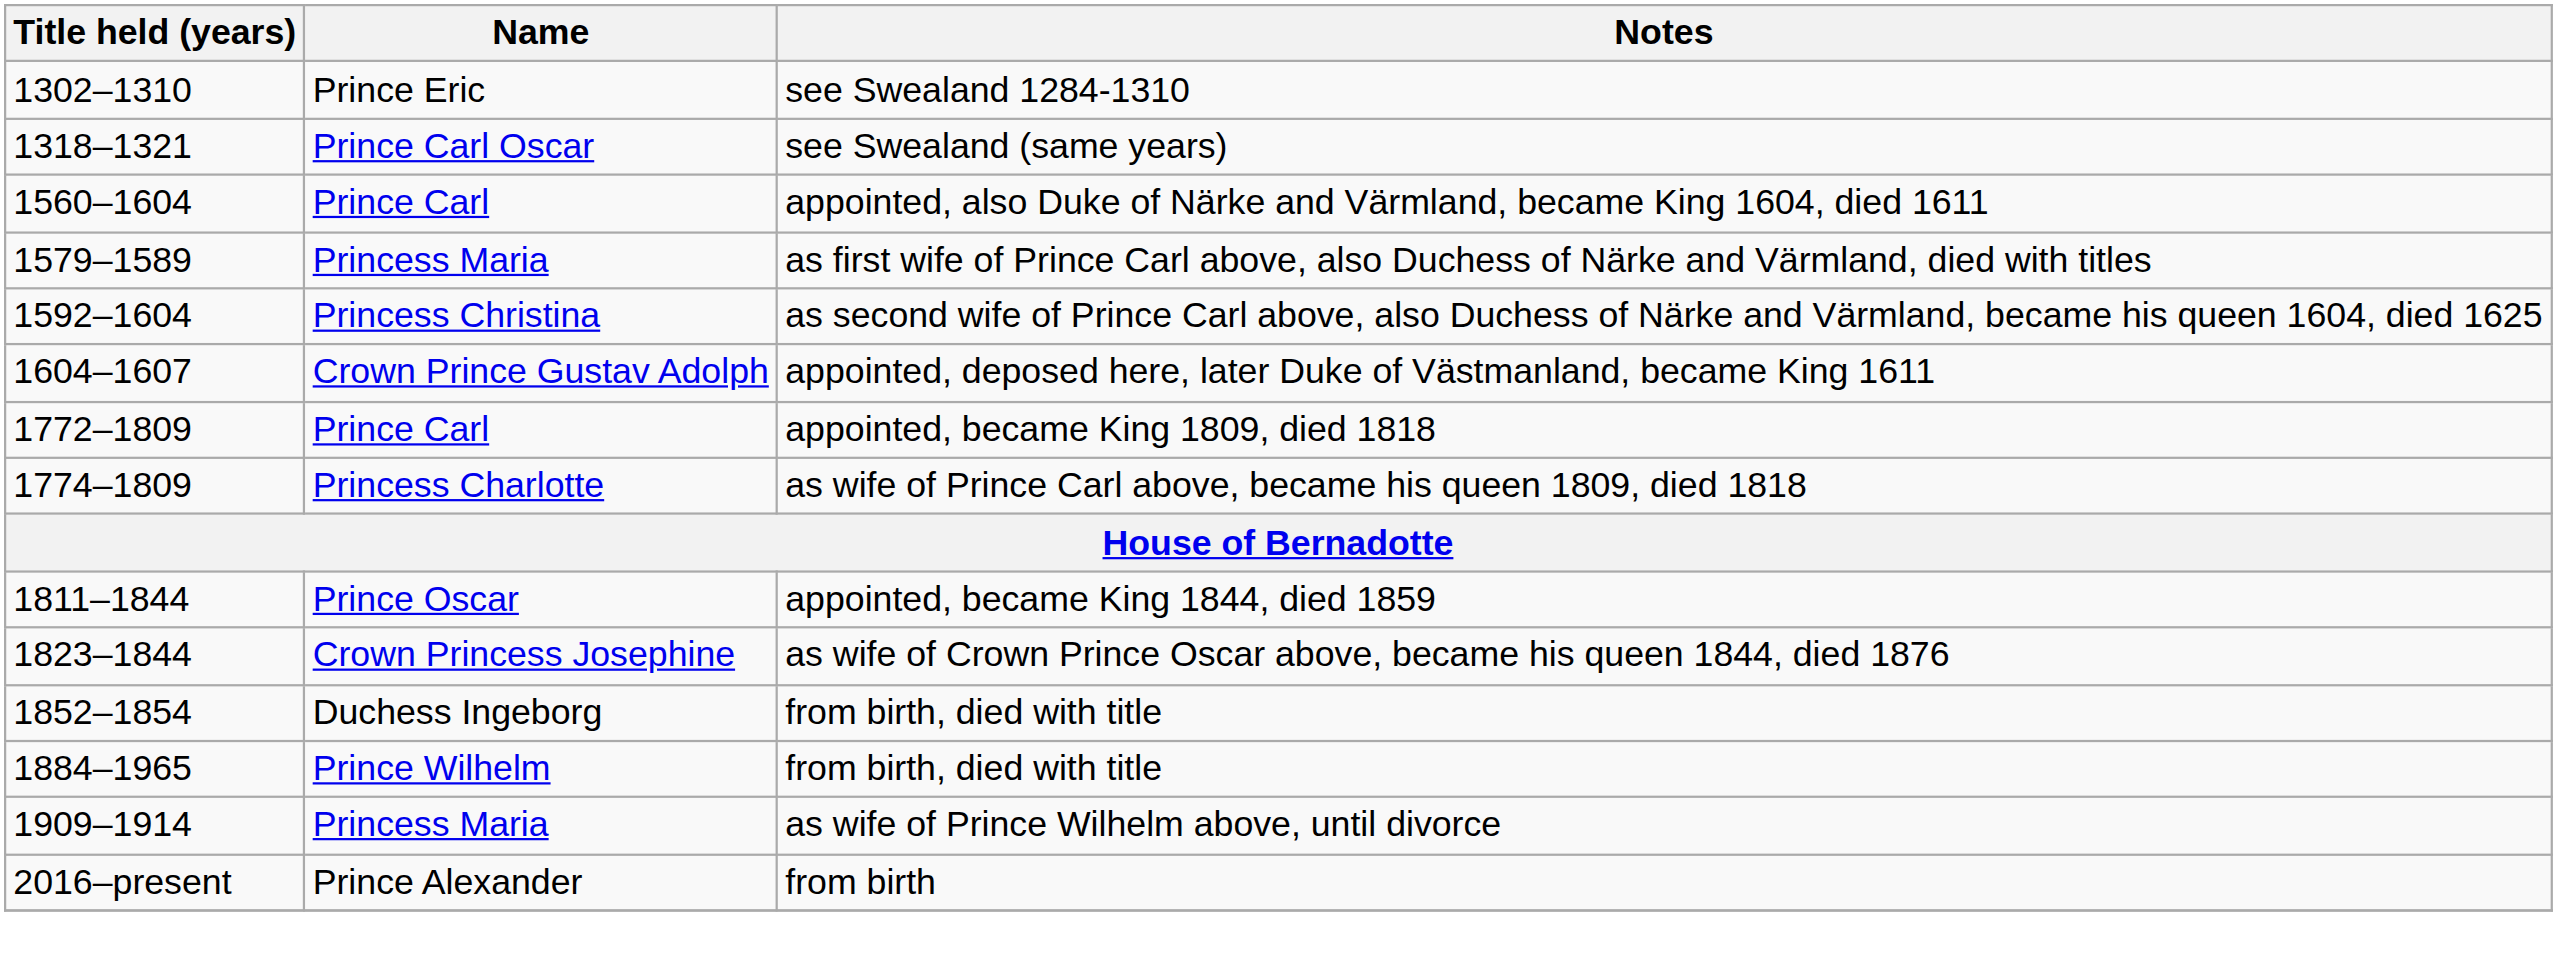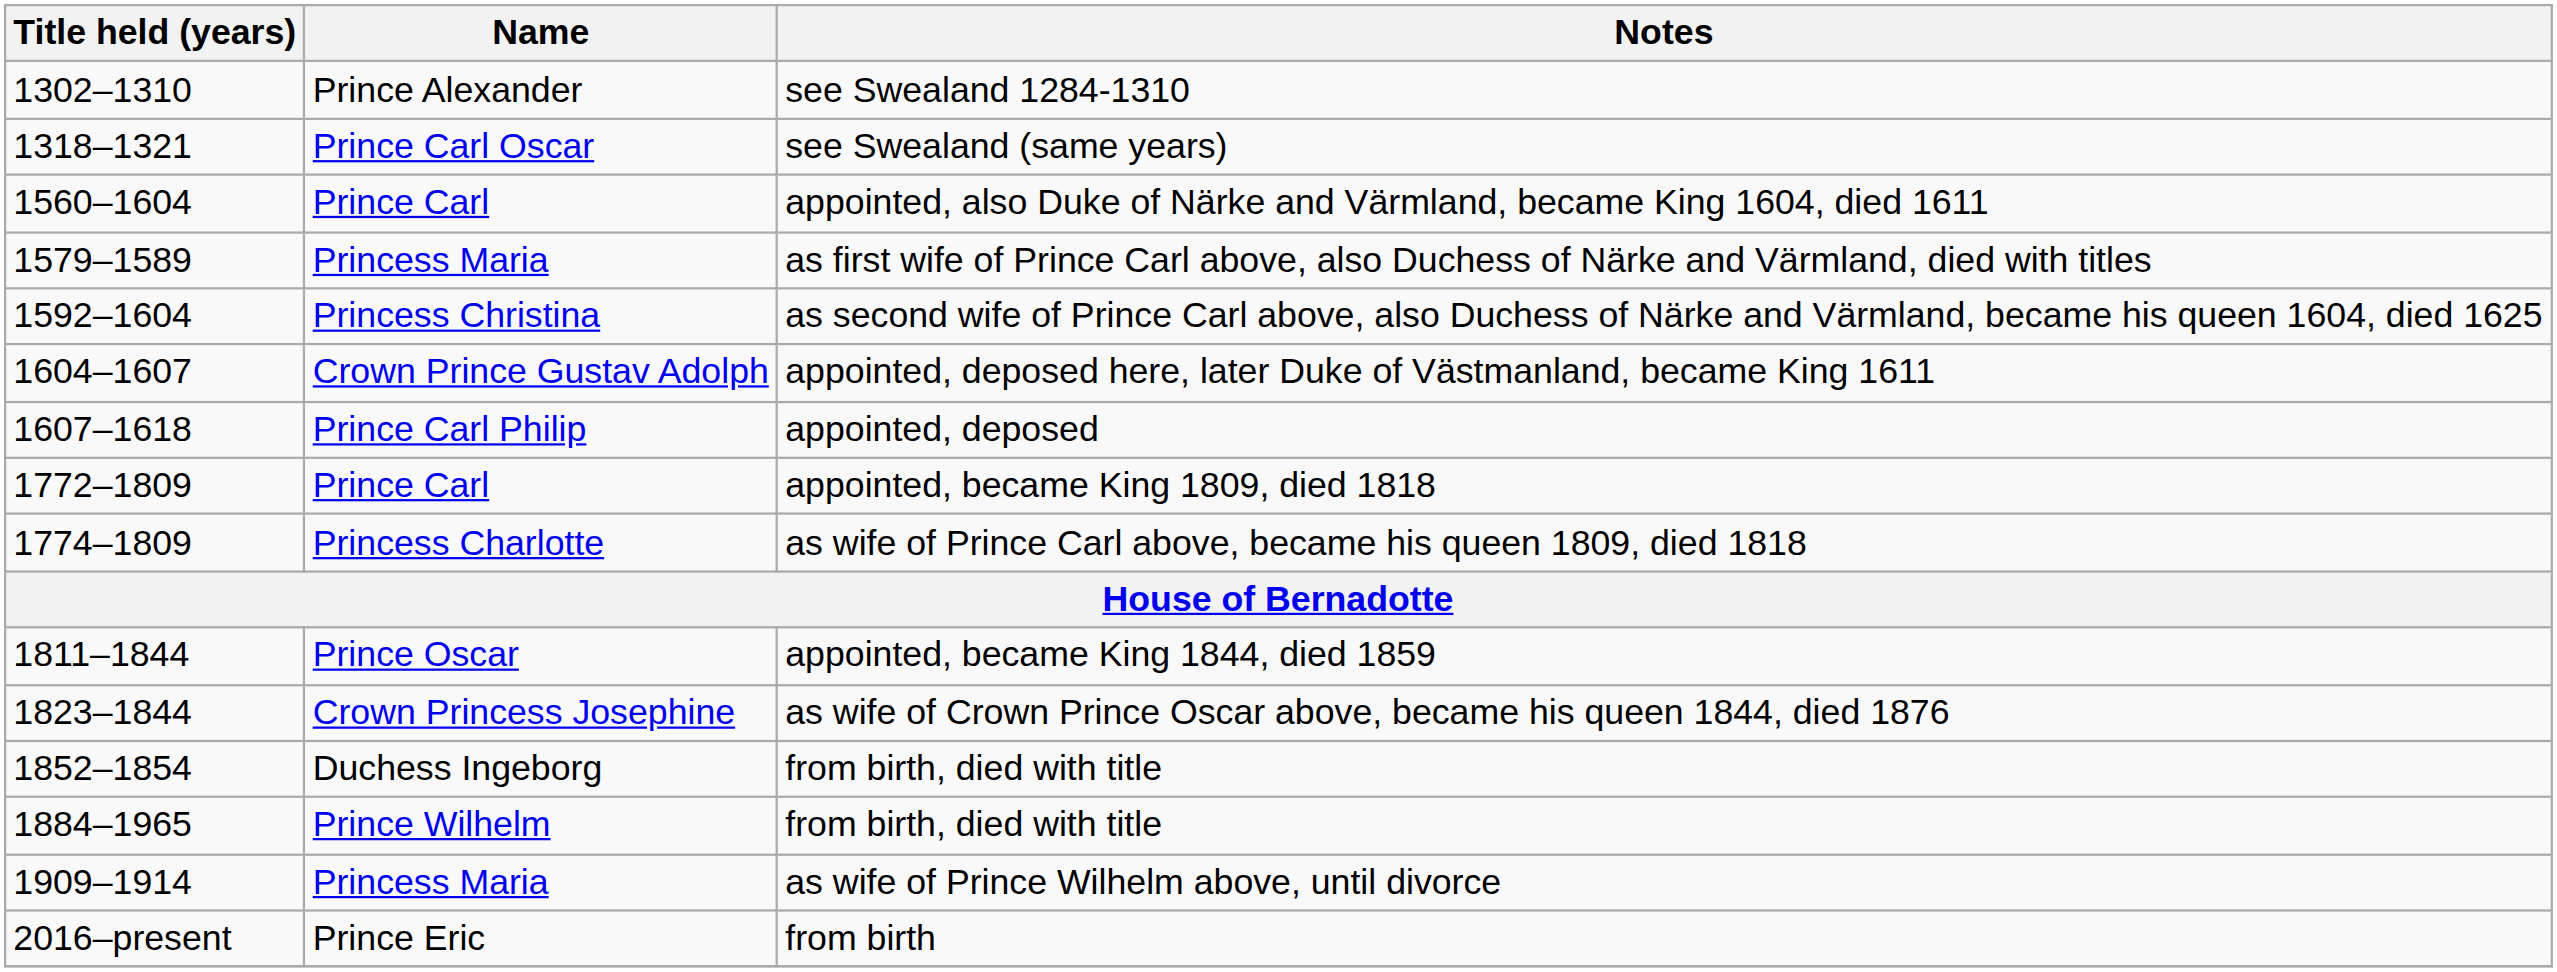(399, 89) Prince Eric -> (448, 89) Prince Alexander
+ row: (103, 428)
(448, 881) Prince Alexander -> (399, 938) Prince Eric
